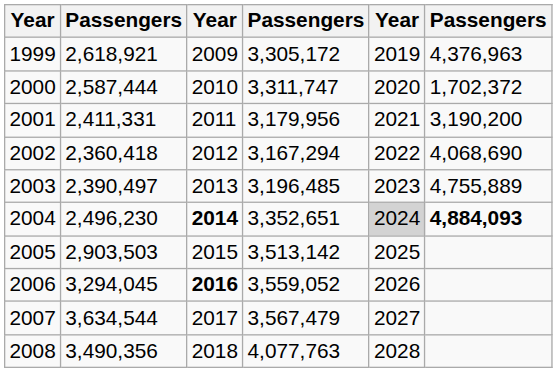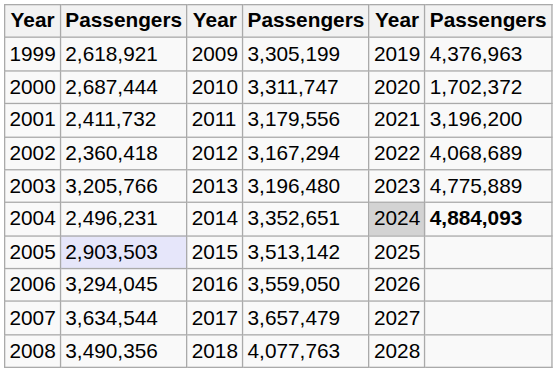(294, 53) 3,305,172 -> (294, 53) 3,305,199
(112, 86) 2,587,444 -> (112, 86) 2,687,444
(111, 119) 2,411,331 -> (111, 119) 2,411,732
(294, 119) 3,179,956 -> (294, 119) 3,179,556
(476, 119) 3,190,200 -> (476, 119) 3,196,200
(476, 152) 4,068,690 -> (476, 152) 4,068,689
(112, 185) 2,390,497 -> (112, 185) 3,205,766
(294, 185) 3,196,485 -> (294, 185) 3,196,480
(476, 185) 4,755,889 -> (476, 185) 4,775,889
(112, 218) 2,496,230 -> (112, 218) 2,496,231
(215, 218) bold -> (215, 218) normal
(112, 251) no background -> (112, 251) lavender background
(215, 284) bold -> (215, 284) normal
(294, 284) 3,559,052 -> (294, 284) 3,559,050
(294, 317) 3,567,479 -> (294, 317) 3,657,479
